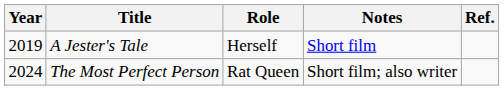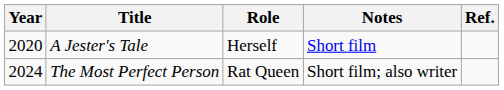(25, 44) 2019 -> (25, 44) 2020
